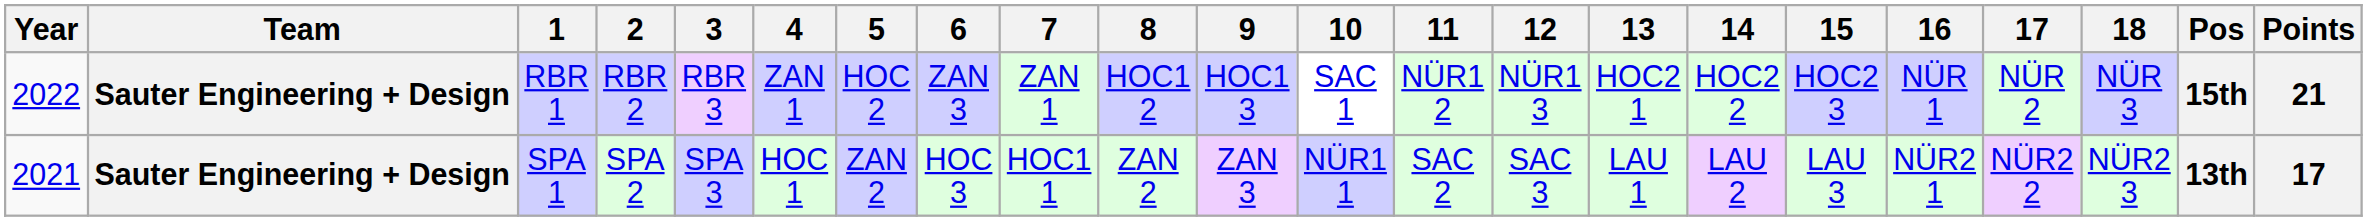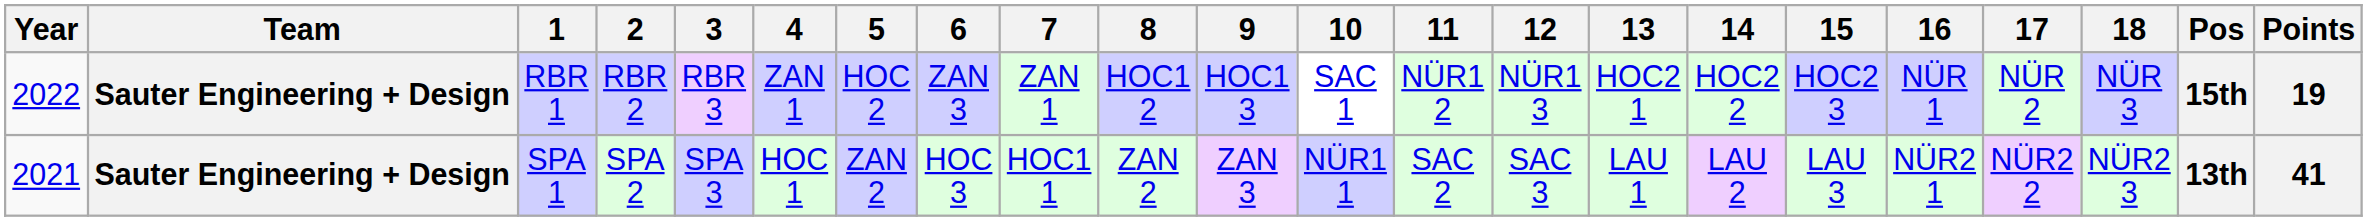(2309, 94) 21 -> (2309, 94) 19
(2309, 175) 17 -> (2309, 175) 41
